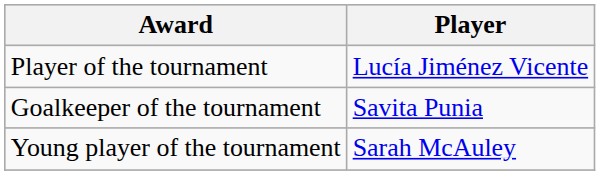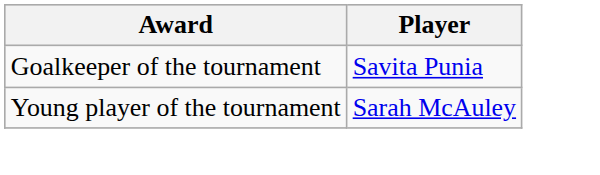- row: (139, 66)
